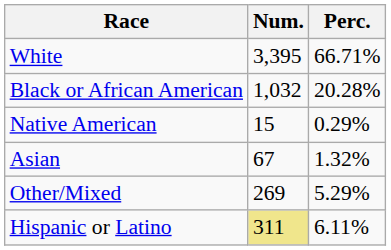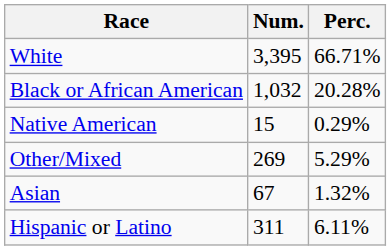rows swapped: (35, 158) <-> (65, 192)
(269, 227) khaki background -> (269, 227) no background
